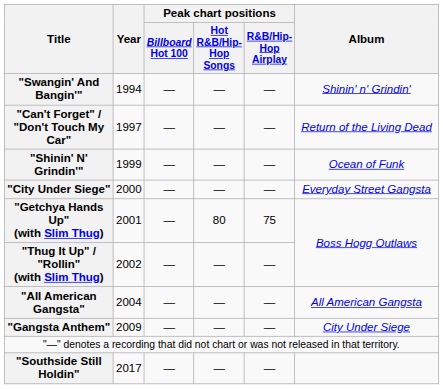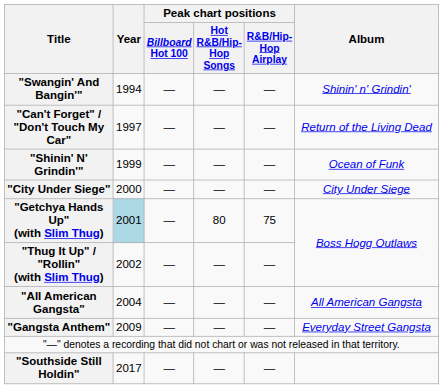(366, 189) Everyday Street Gangsta -> (366, 189) City Under Siege
(129, 220) no background -> (129, 220) lightblue background
(366, 327) City Under Siege -> (366, 327) Everyday Street Gangsta
